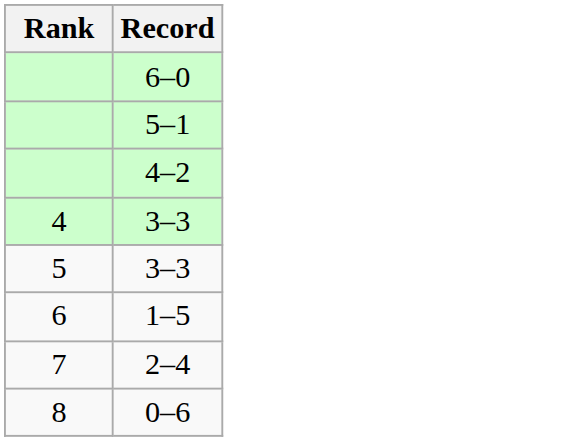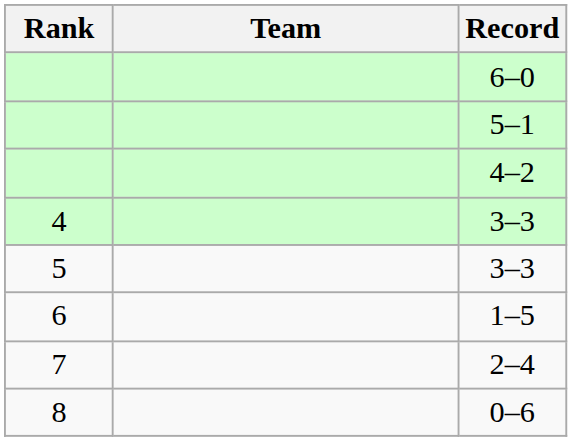+ column: (286, 28)
